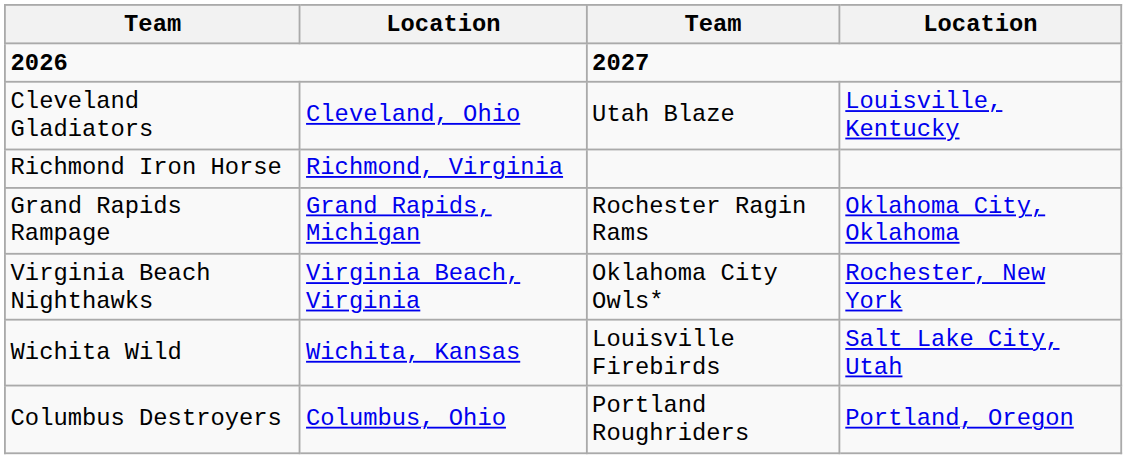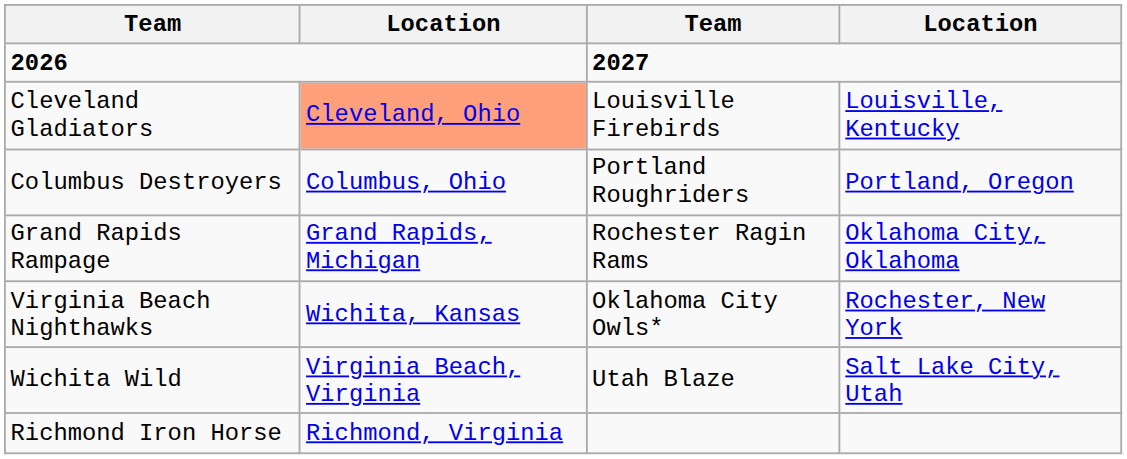(413, 116) no background -> (413, 116) lightsalmon background
(664, 116) Utah Blaze -> (664, 116) Louisville Firebirds
rows swapped: (146, 419) <-> (146, 168)
(413, 287) Virginia Beach, Virginia -> (413, 314) Wichita, Kansas
(413, 353) Wichita, Kansas -> (413, 380) Virginia Beach, Virginia
(664, 353) Louisville Firebirds -> (664, 380) Utah Blaze
